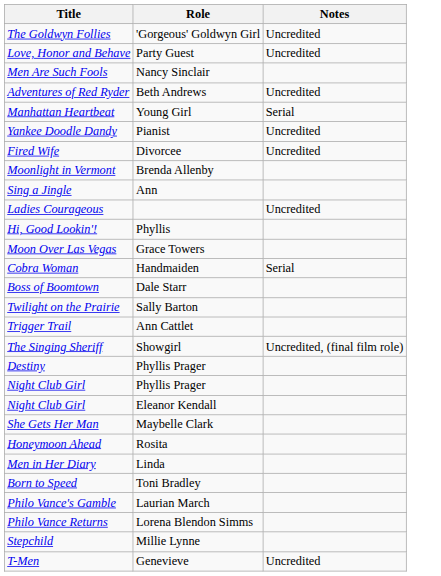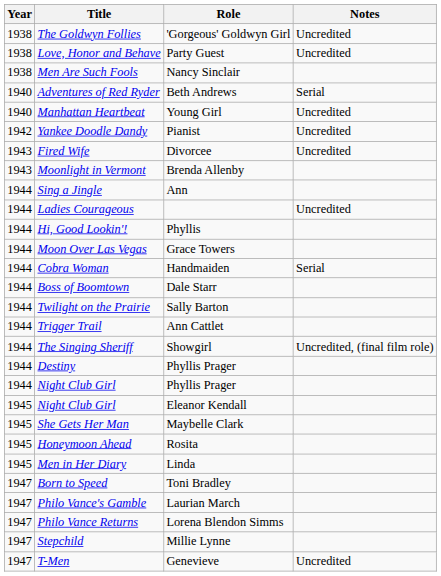+ column: (20, 14)
(293, 92) Uncredited -> (310, 92) Serial
(280, 111) Serial -> (323, 111) Uncredited
